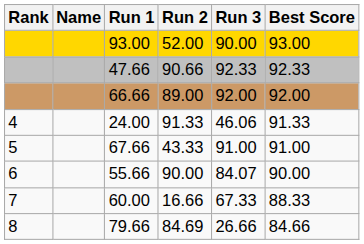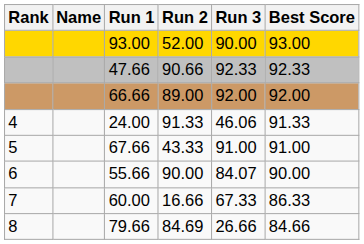(289, 200) 88.33 -> (289, 200) 86.33
